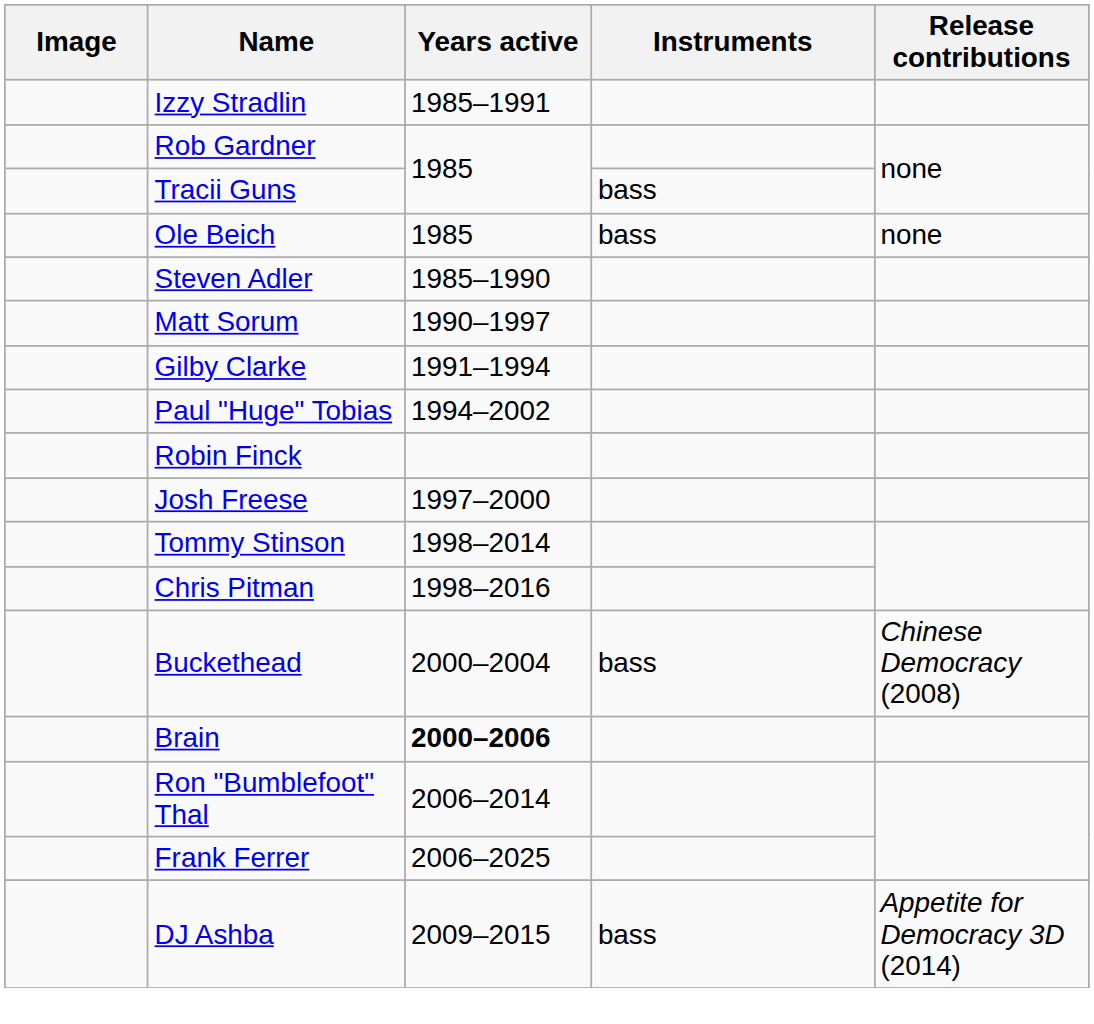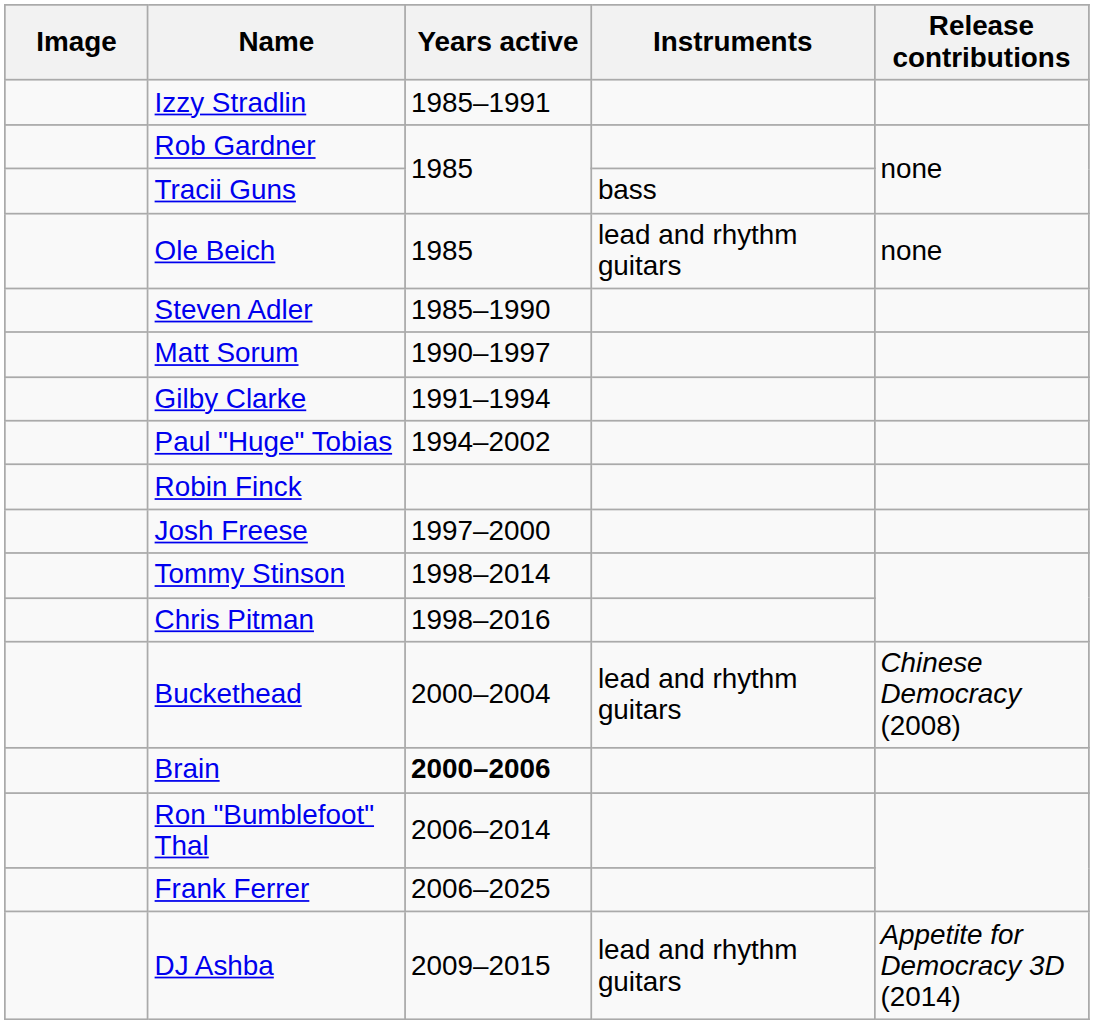(627, 234) bass -> (698, 250) lead and rhythm guitars
(627, 663) bass -> (698, 694) lead and rhythm guitars
(627, 933) bass -> (698, 965) lead and rhythm guitars
